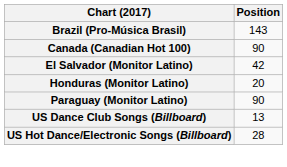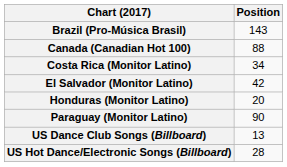(258, 48) 90 -> (258, 48) 88
+ row: (119, 65)
